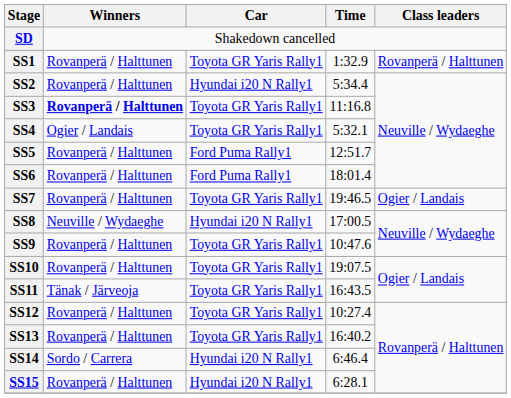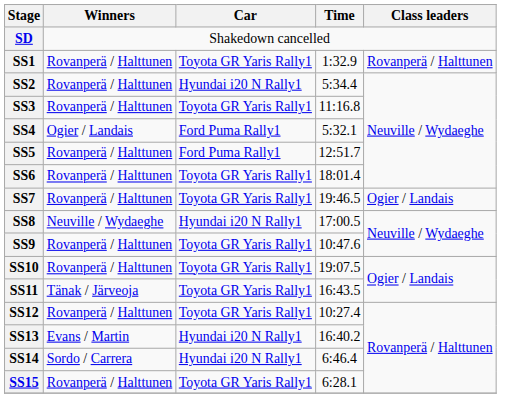(115, 107) bold -> (109, 107) normal
(256, 129) Toyota GR Yaris Rally1 -> (230, 129) Ford Puma Rally1
(241, 175) Ford Puma Rally1 -> (245, 175) Toyota GR Yaris Rally1
(109, 335) Rovanperä / Halttunen -> (88, 335) Evans / Martin
(256, 335) Toyota GR Yaris Rally1 -> (240, 335) Hyundai i20 N Rally1
(251, 381) Hyundai i20 N Rally1 -> (245, 381) Toyota GR Yaris Rally1
